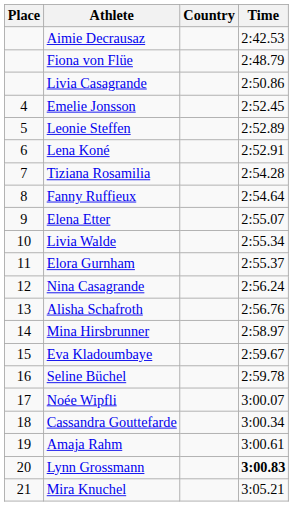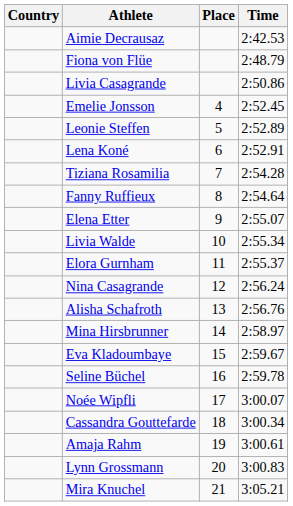columns swapped: (24, 15) <-> (209, 15)
(263, 467) bold -> (263, 467) normal
